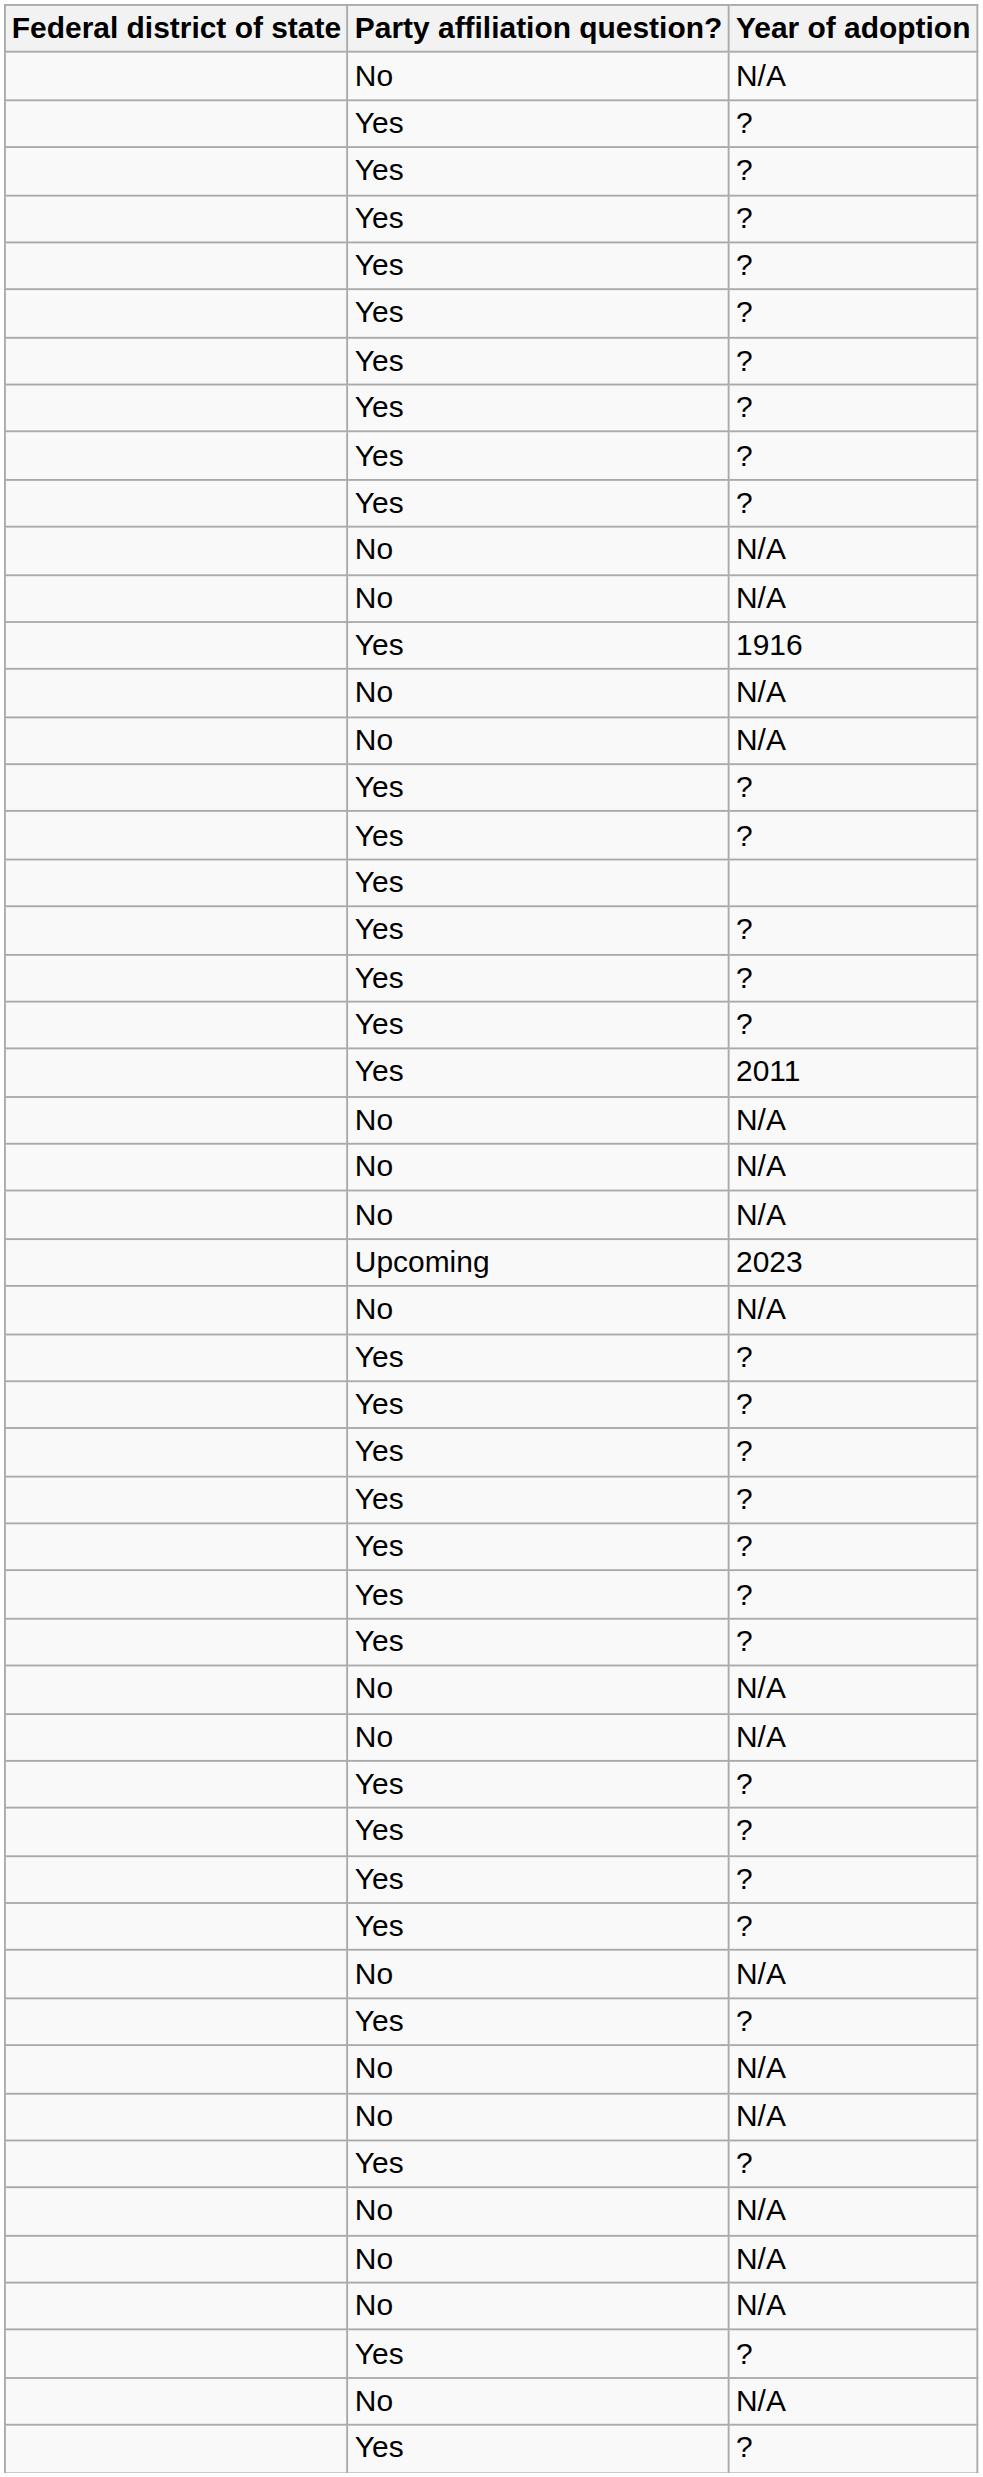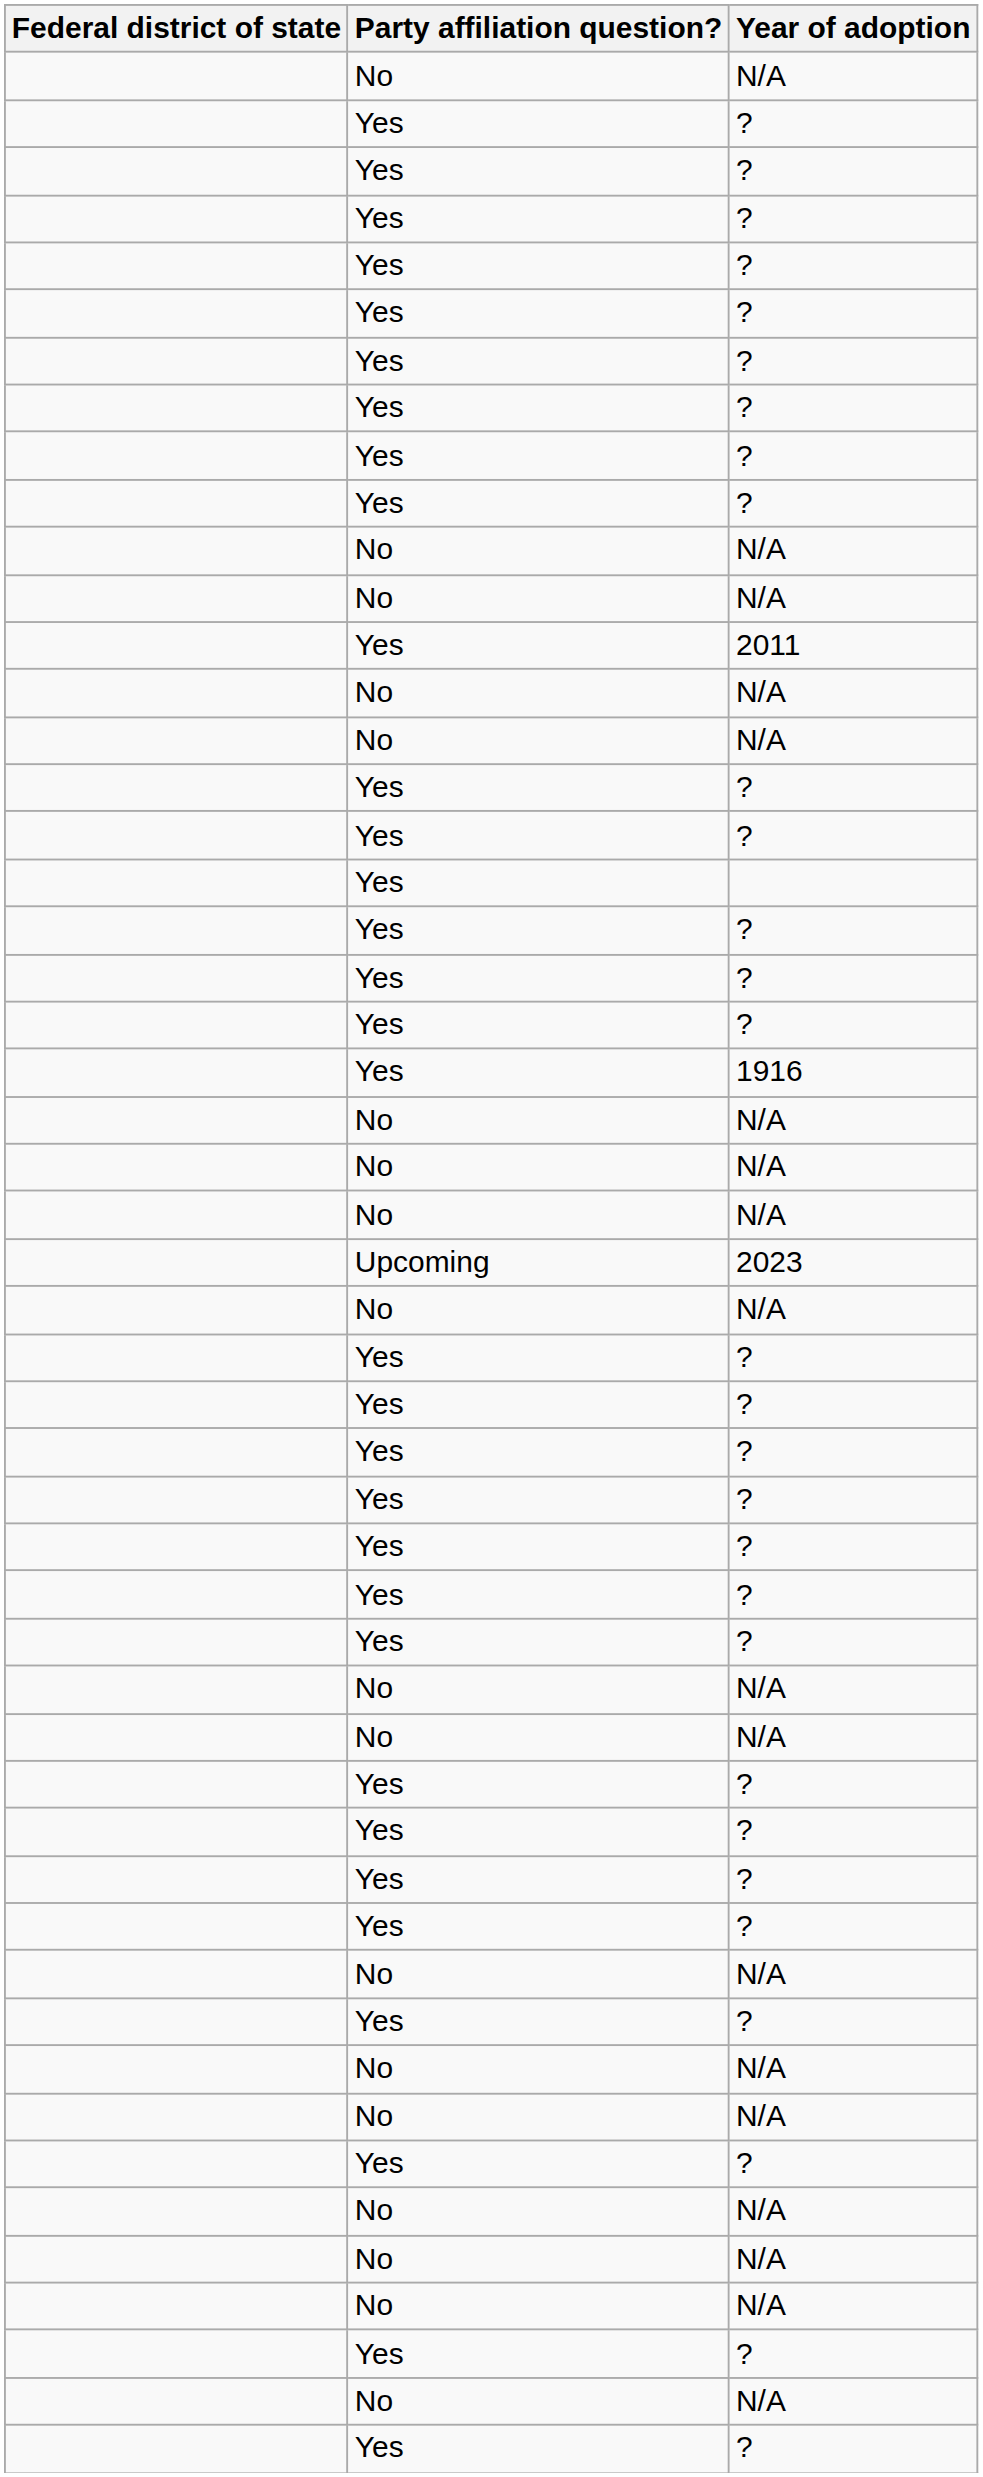rows swapped: (379, 1072) <-> (379, 645)
